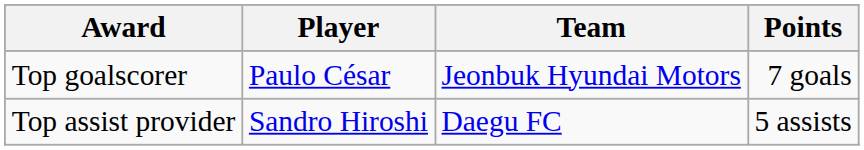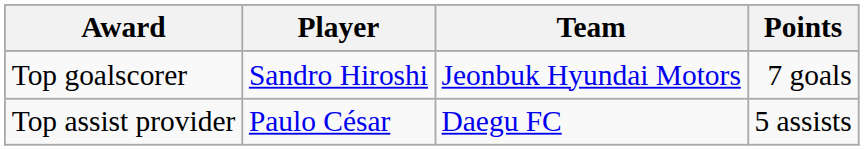(320, 74) Paulo César -> (338, 74) Sandro Hiroshi
(338, 121) Sandro Hiroshi -> (320, 121) Paulo César
